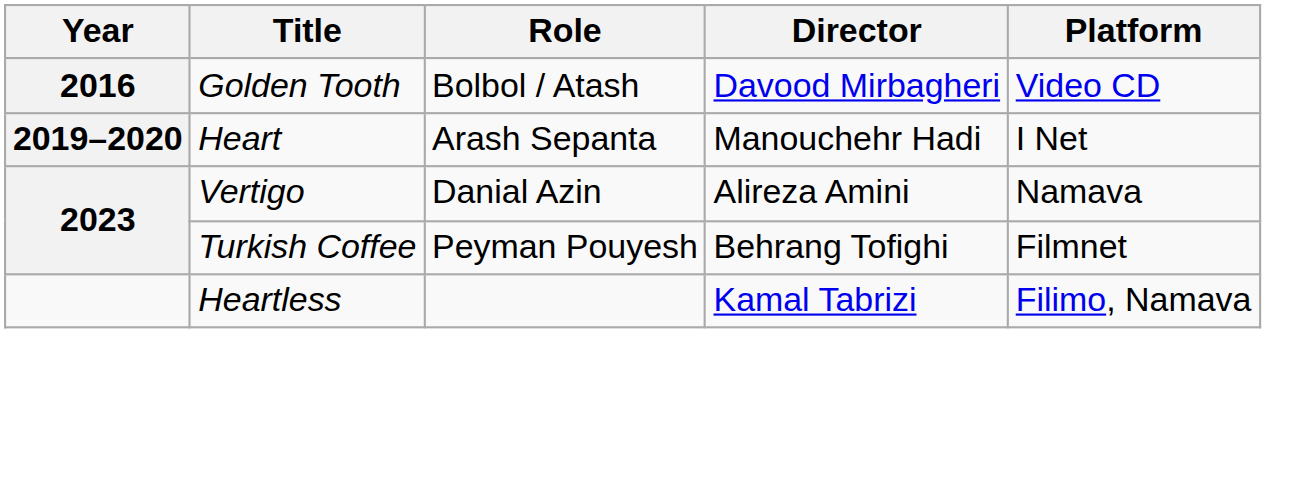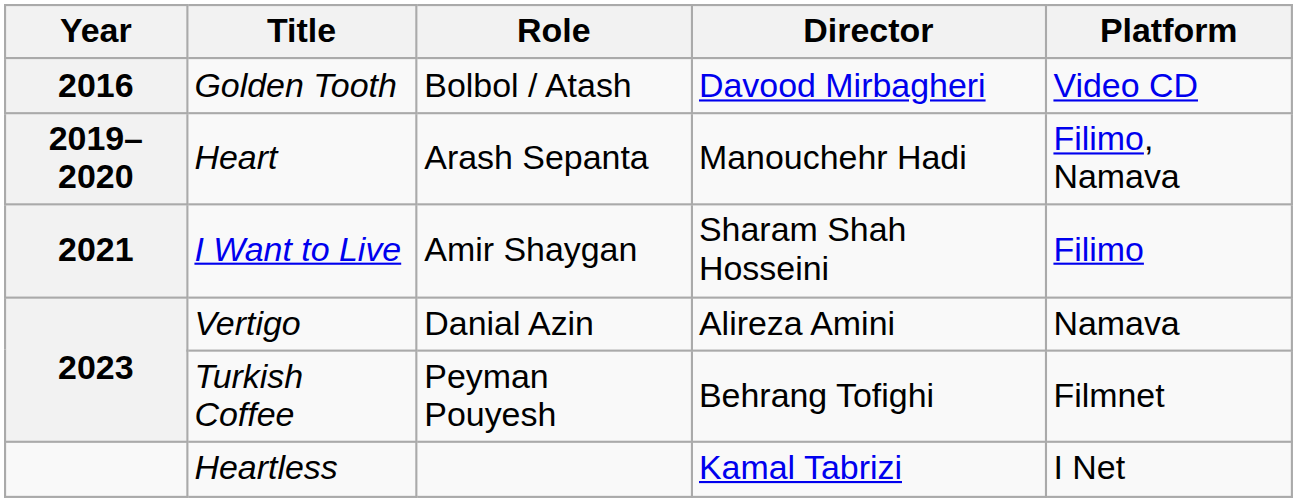(1052, 138) I Net -> (1117, 158) Filimo, Namava
+ row: (298, 250)
(1134, 300) Filimo, Namava -> (1089, 468) I Net
